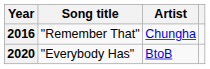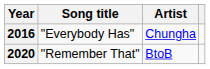(90, 34) "Remember That" -> (88, 34) "Everybody Has"
(88, 53) "Everybody Has" -> (90, 53) "Remember That"
